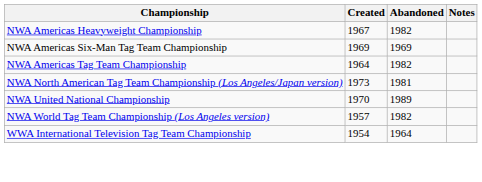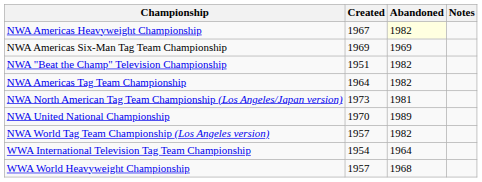(401, 30) no background -> (401, 30) lightyellow background
+ row: (117, 64)
+ row: (98, 168)
